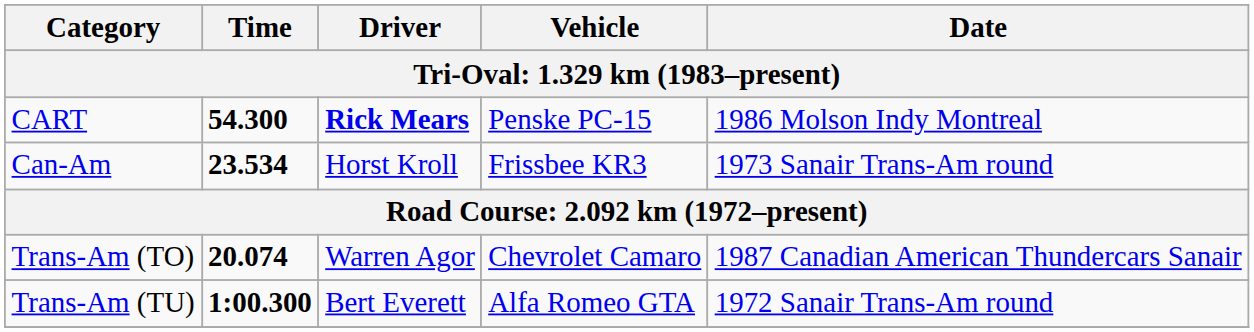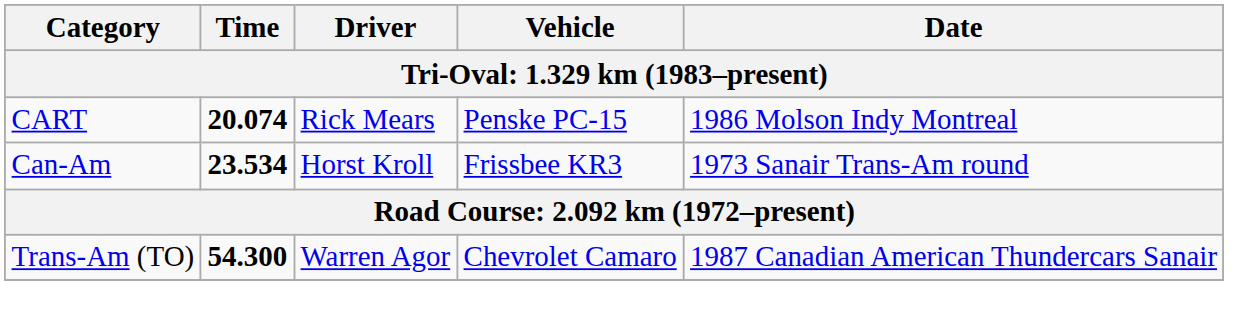(248, 119) 54.300 -> (247, 119) 20.074
(397, 119) bold -> (368, 119) normal
(248, 257) 20.074 -> (247, 257) 54.300
- row: (103, 303)
